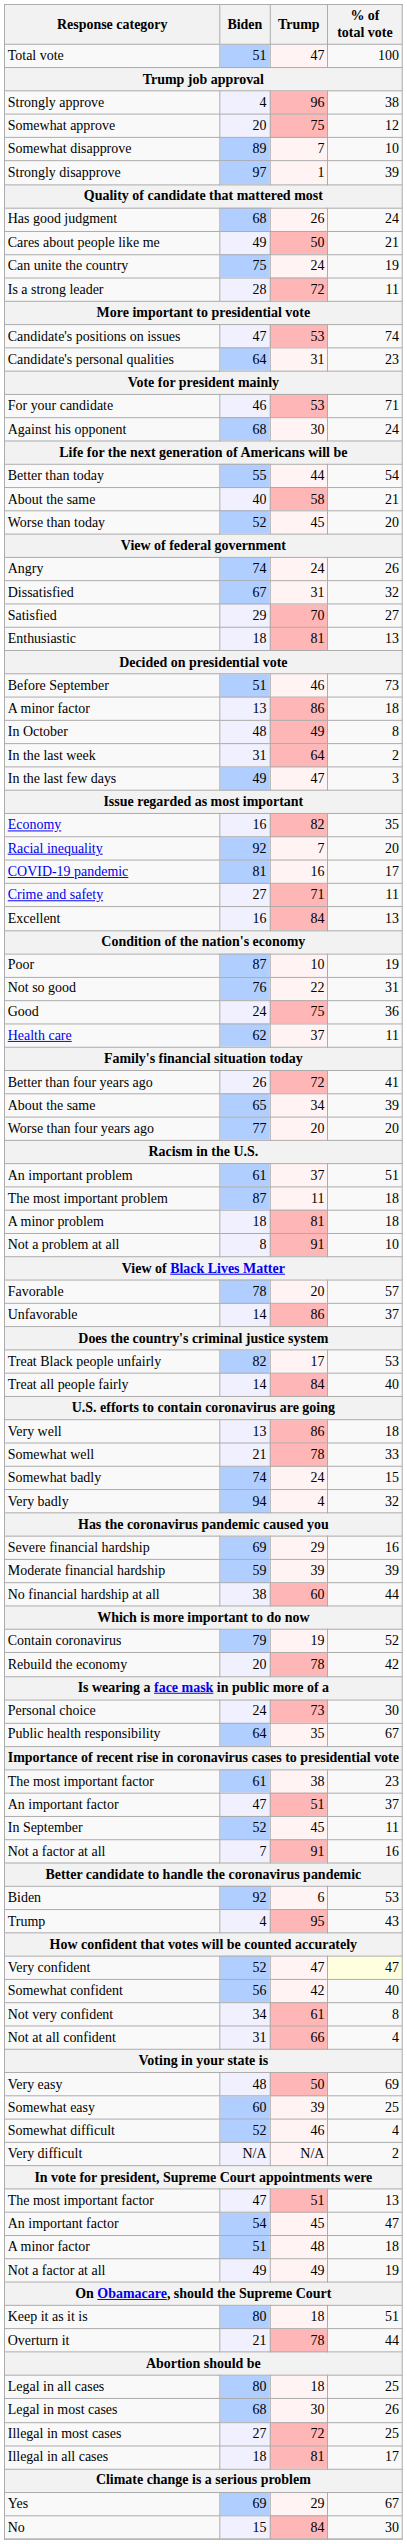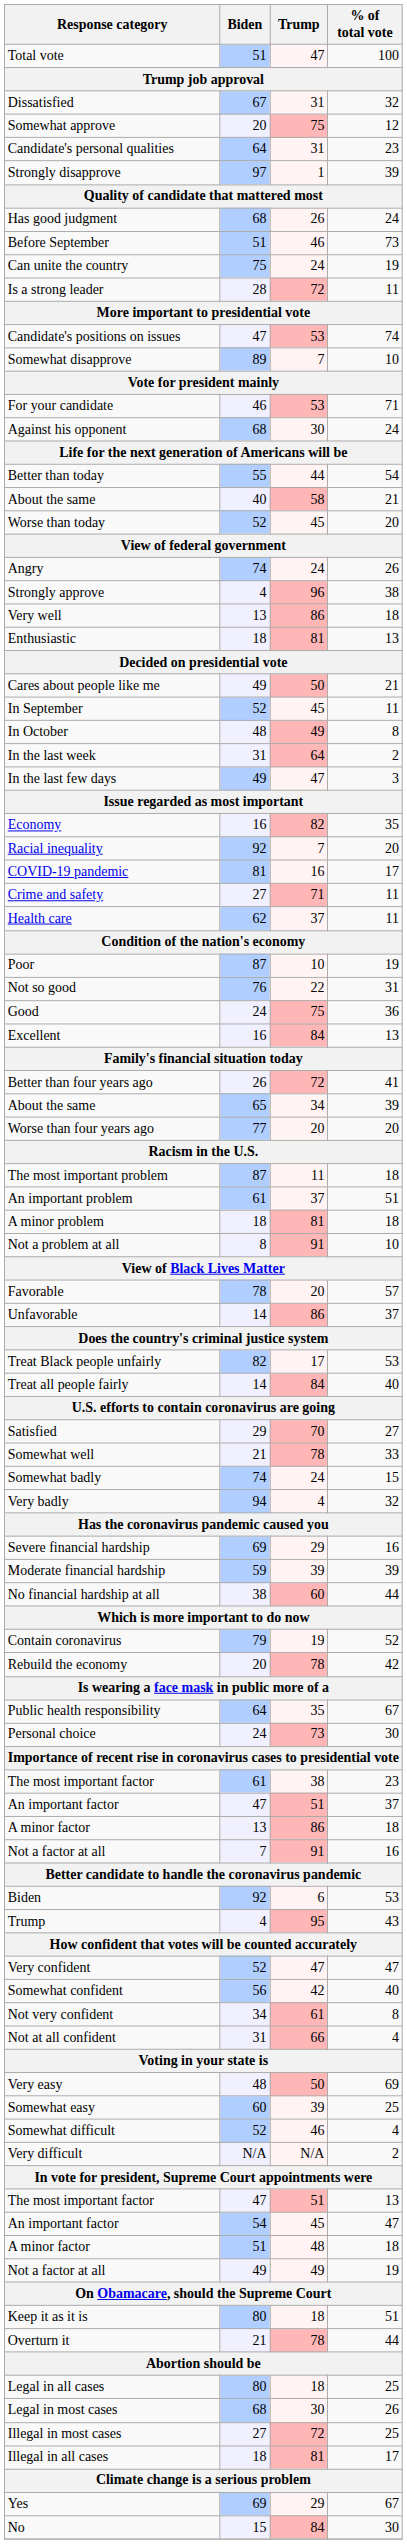rows swapped: (56, 103) <-> (41, 592)
rows swapped: (70, 149) <-> (91, 359)
rows swapped: (84, 242) <-> (58, 685)
rows swapped: (32, 615) <-> (35, 1431)
rows swapped: (45, 1828) <-> (49, 709)
rows swapped: (40, 1035) <-> (34, 918)
rows swapped: (88, 1198) <-> (70, 1175)
rows swapped: (84, 1734) <-> (52, 1711)
(392, 1967) lightyellow background -> (392, 1967) no background
